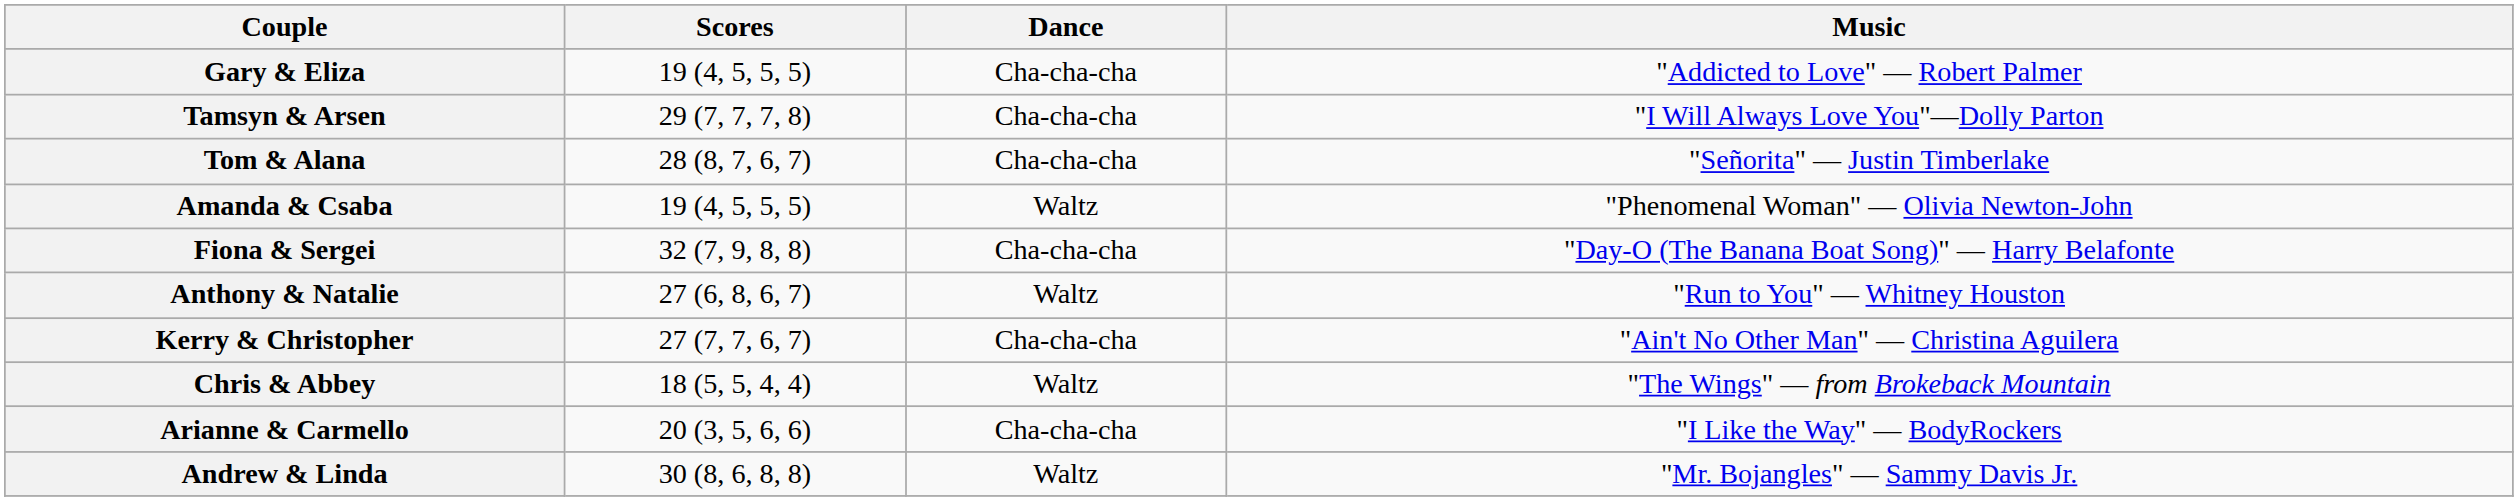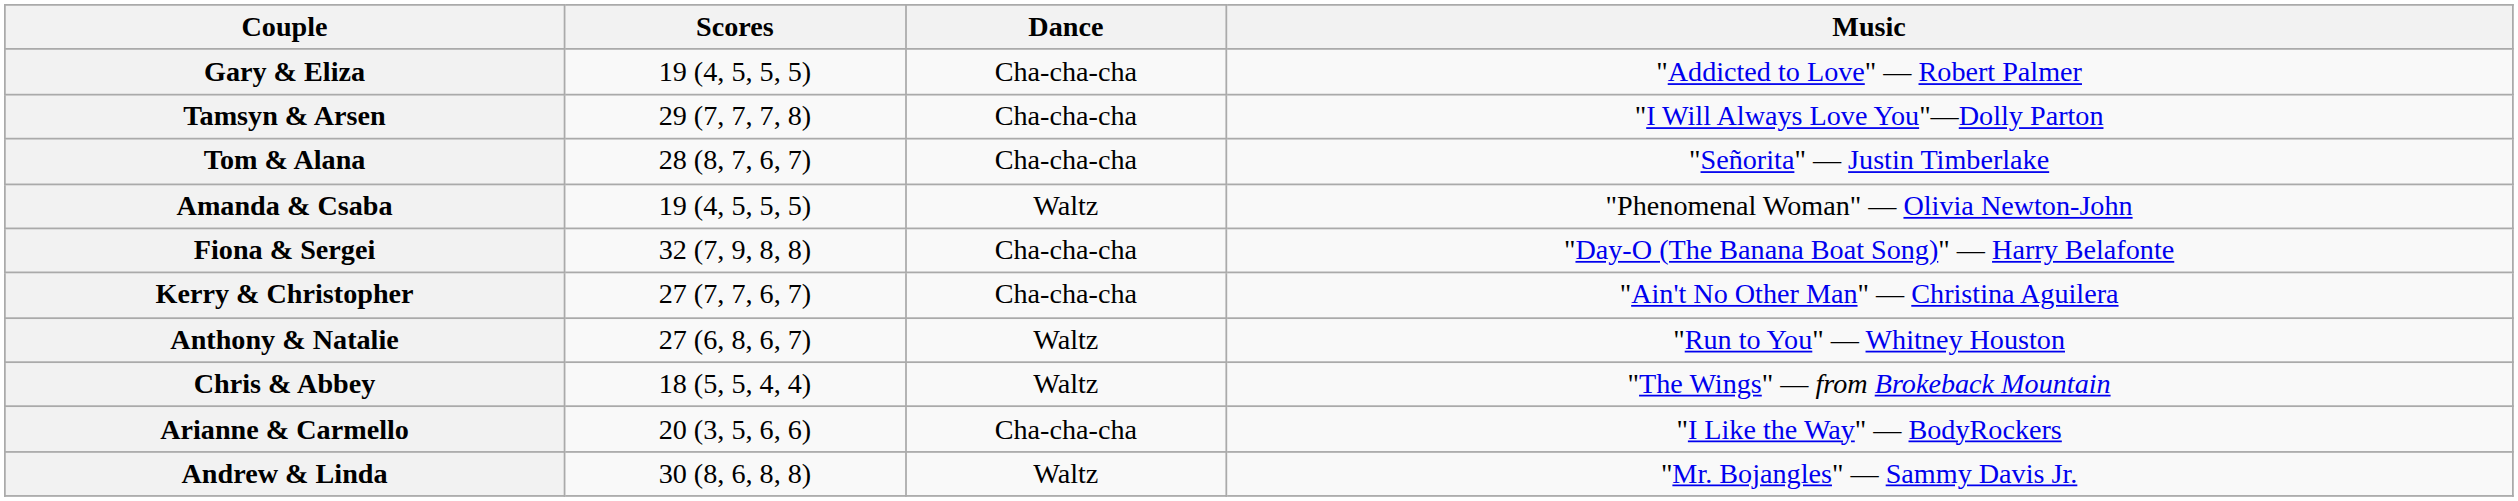rows swapped: (285, 294) <-> (285, 339)
